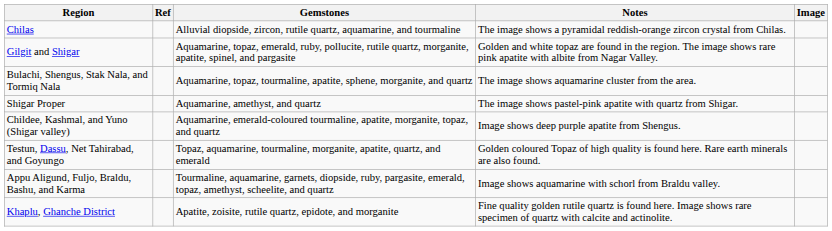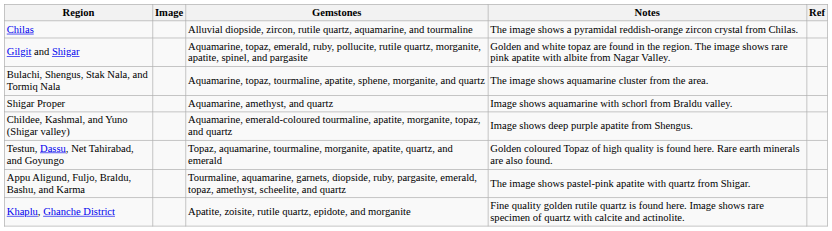columns swapped: (811, 12) <-> (163, 12)
(608, 103) The image shows pastel-pink apatite with quartz from Shigar. -> (611, 103) Image shows aquamarine with schorl from Braldu valley.
(599, 183) Image shows aquamarine with schorl from Braldu valley. -> (620, 183) The image shows pastel-pink apatite with quartz from Shigar.
